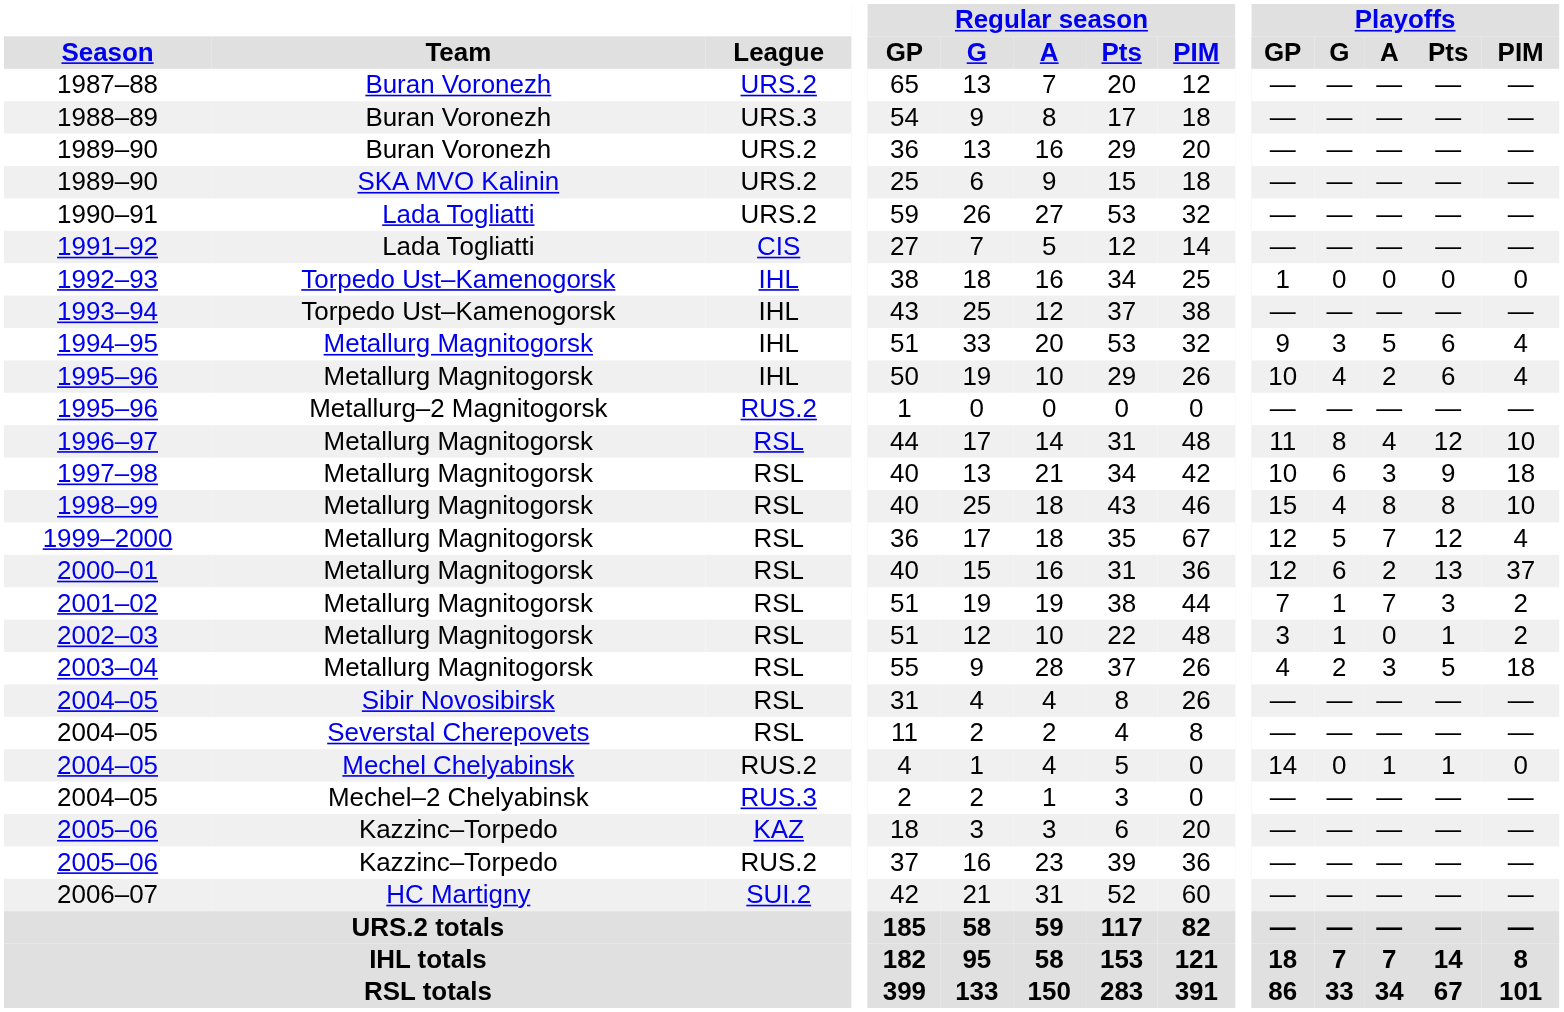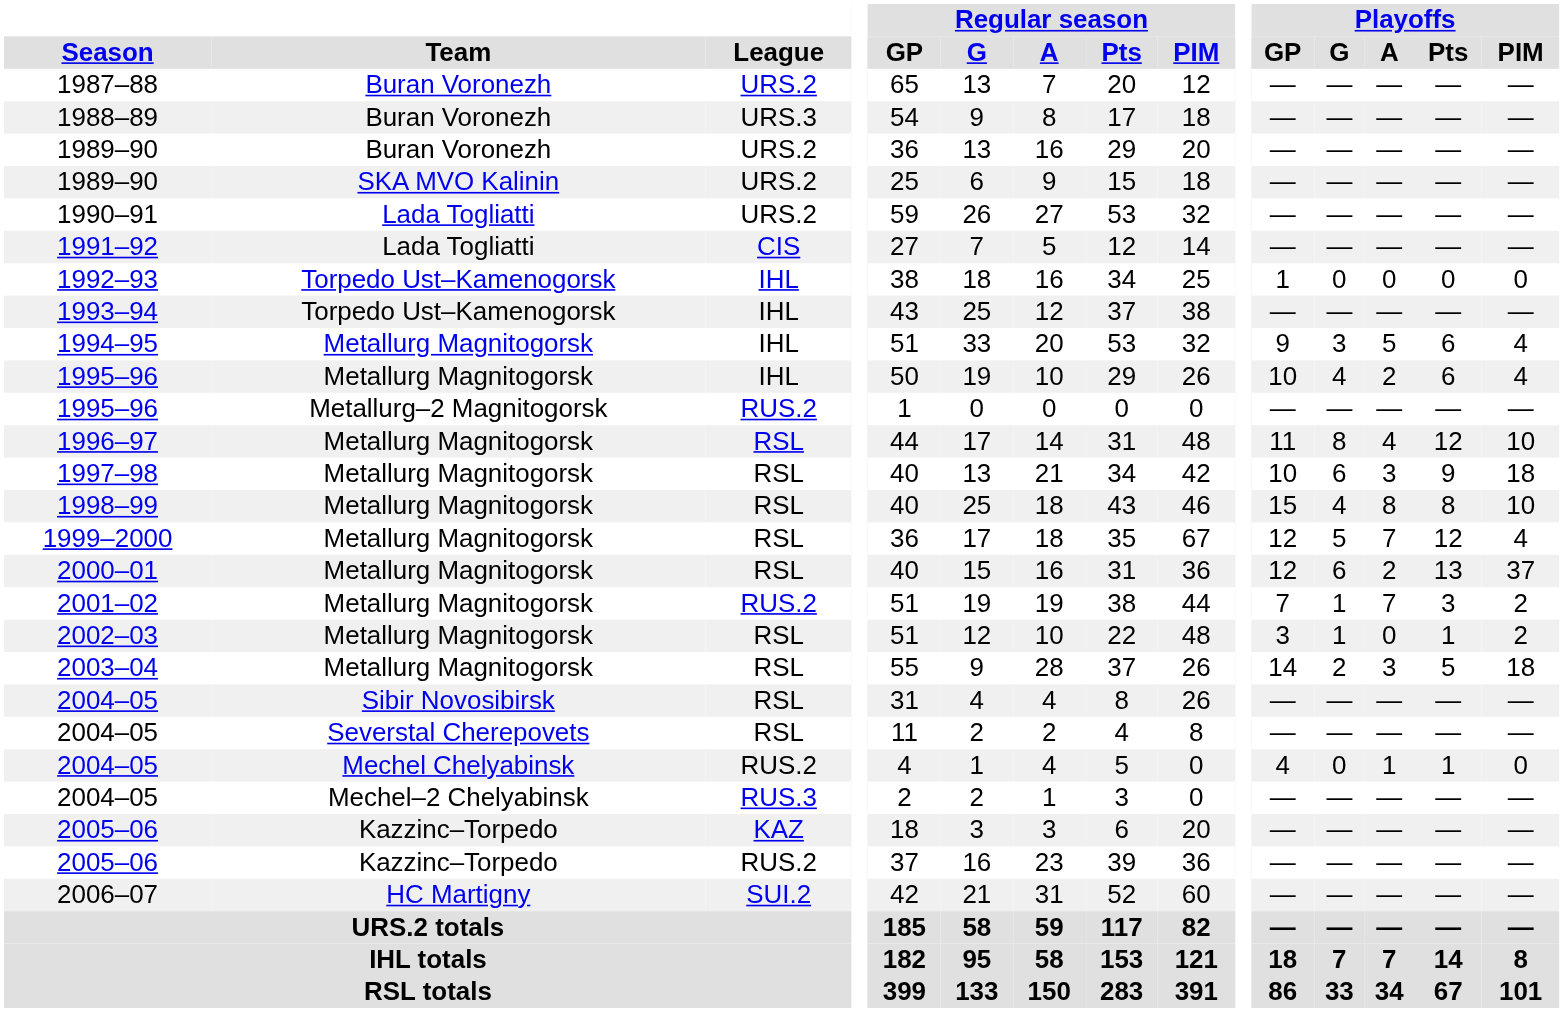(779, 603) RSL -> (779, 603) RUS.2
(1283, 667) 4 -> (1283, 667) 14
(1283, 765) 14 -> (1283, 765) 4
